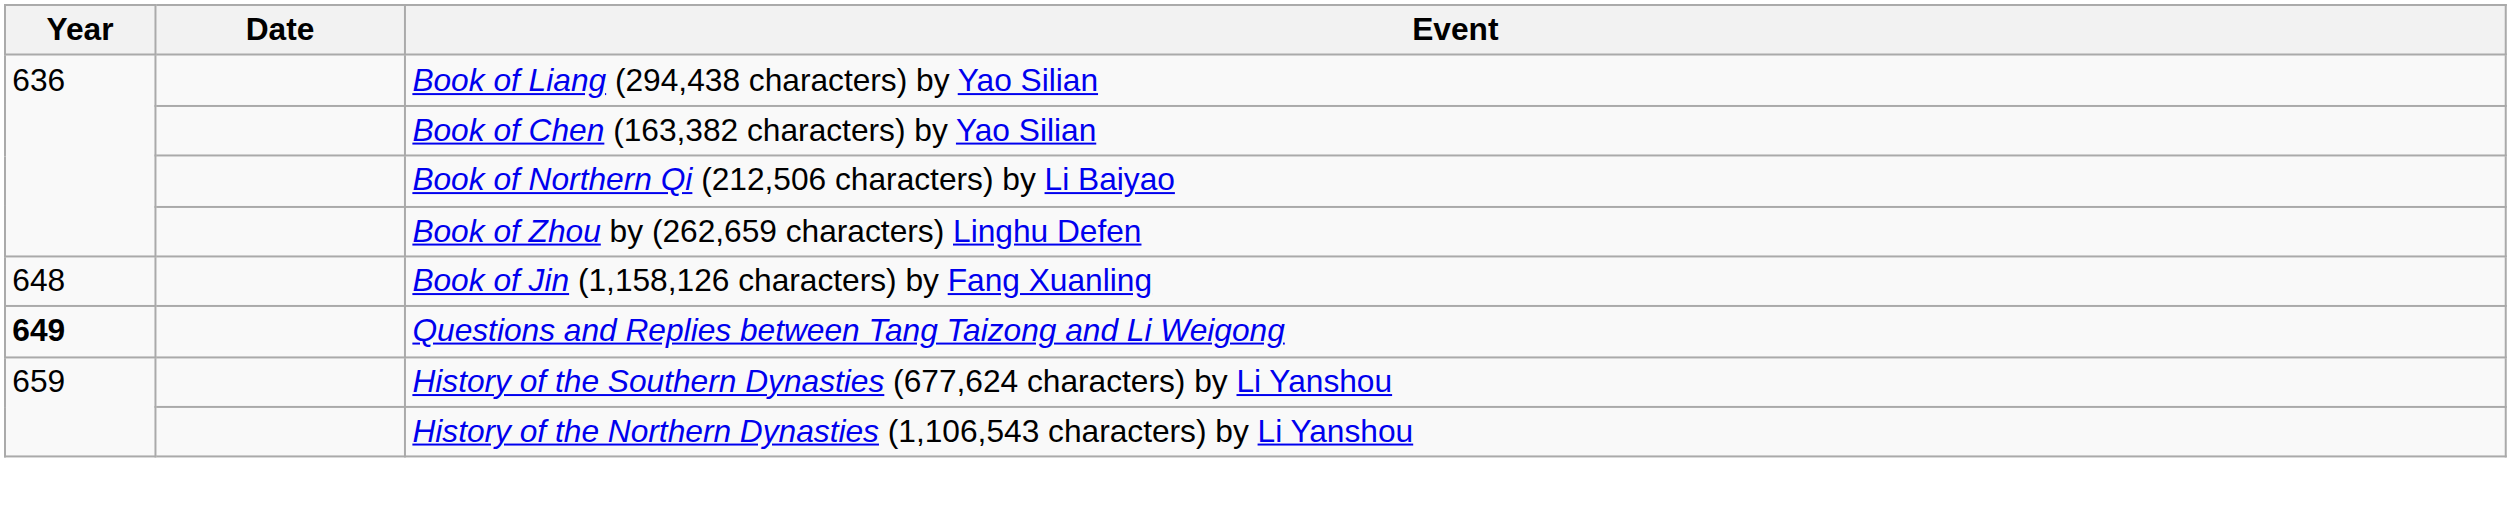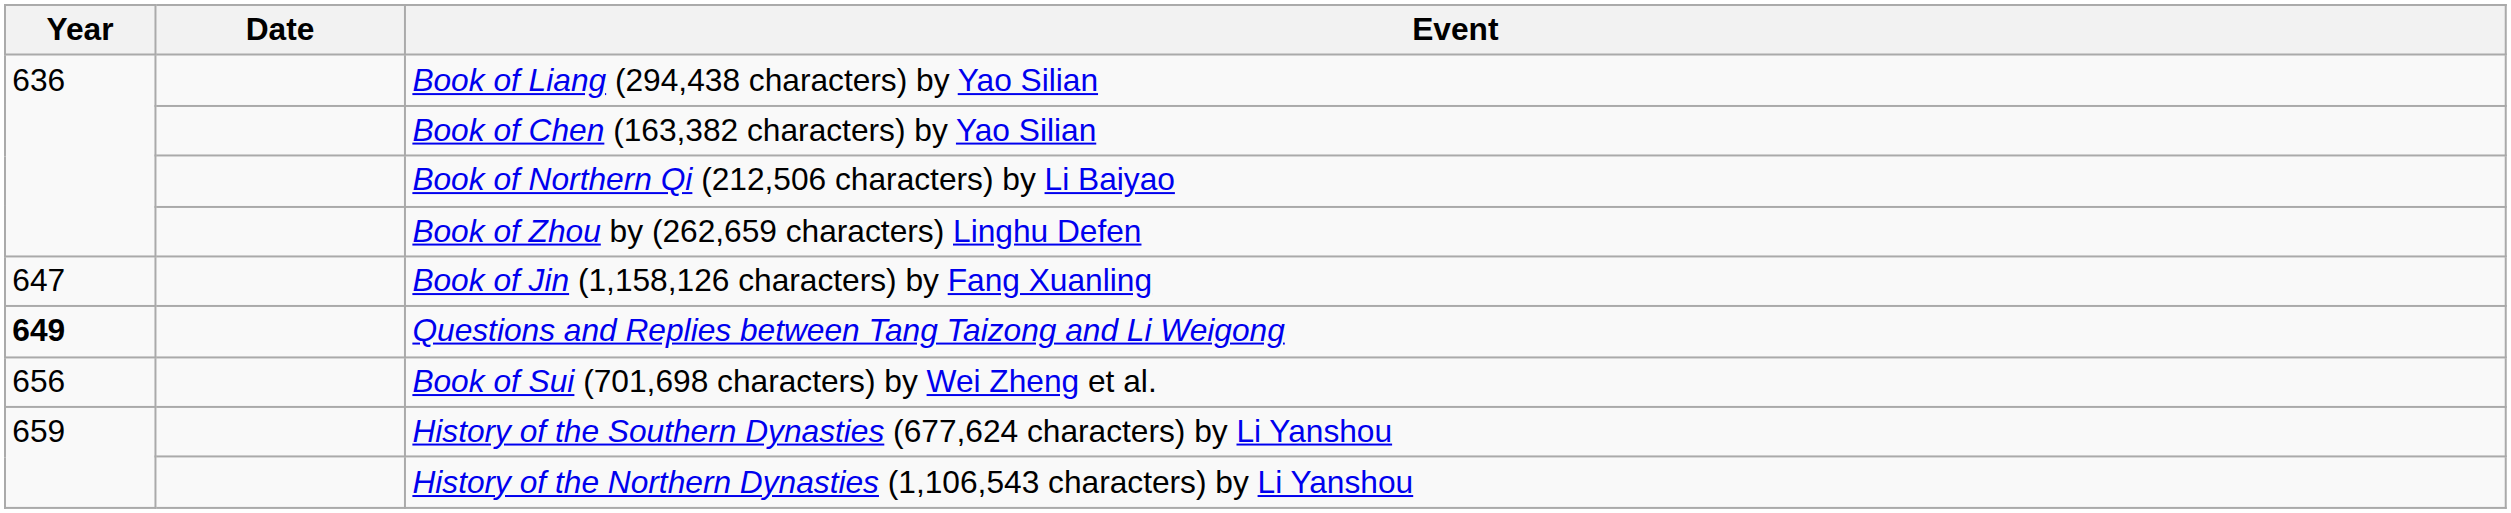(39, 280) 648 -> (39, 280) 647
+ row: (785, 381)
